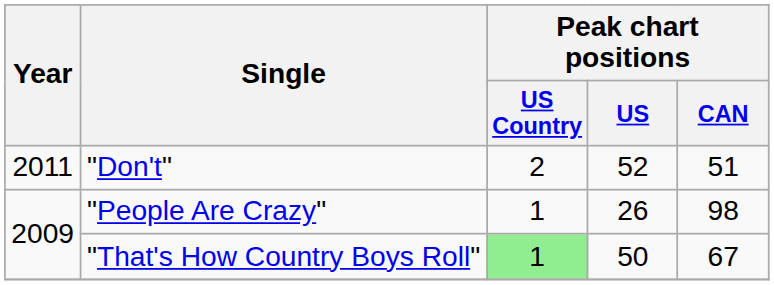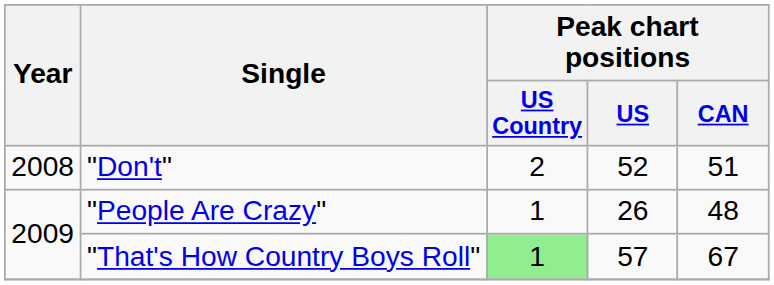(43, 167) 2011 -> (43, 167) 2008
(723, 211) 98 -> (723, 211) 48
(633, 256) 50 -> (633, 256) 57
